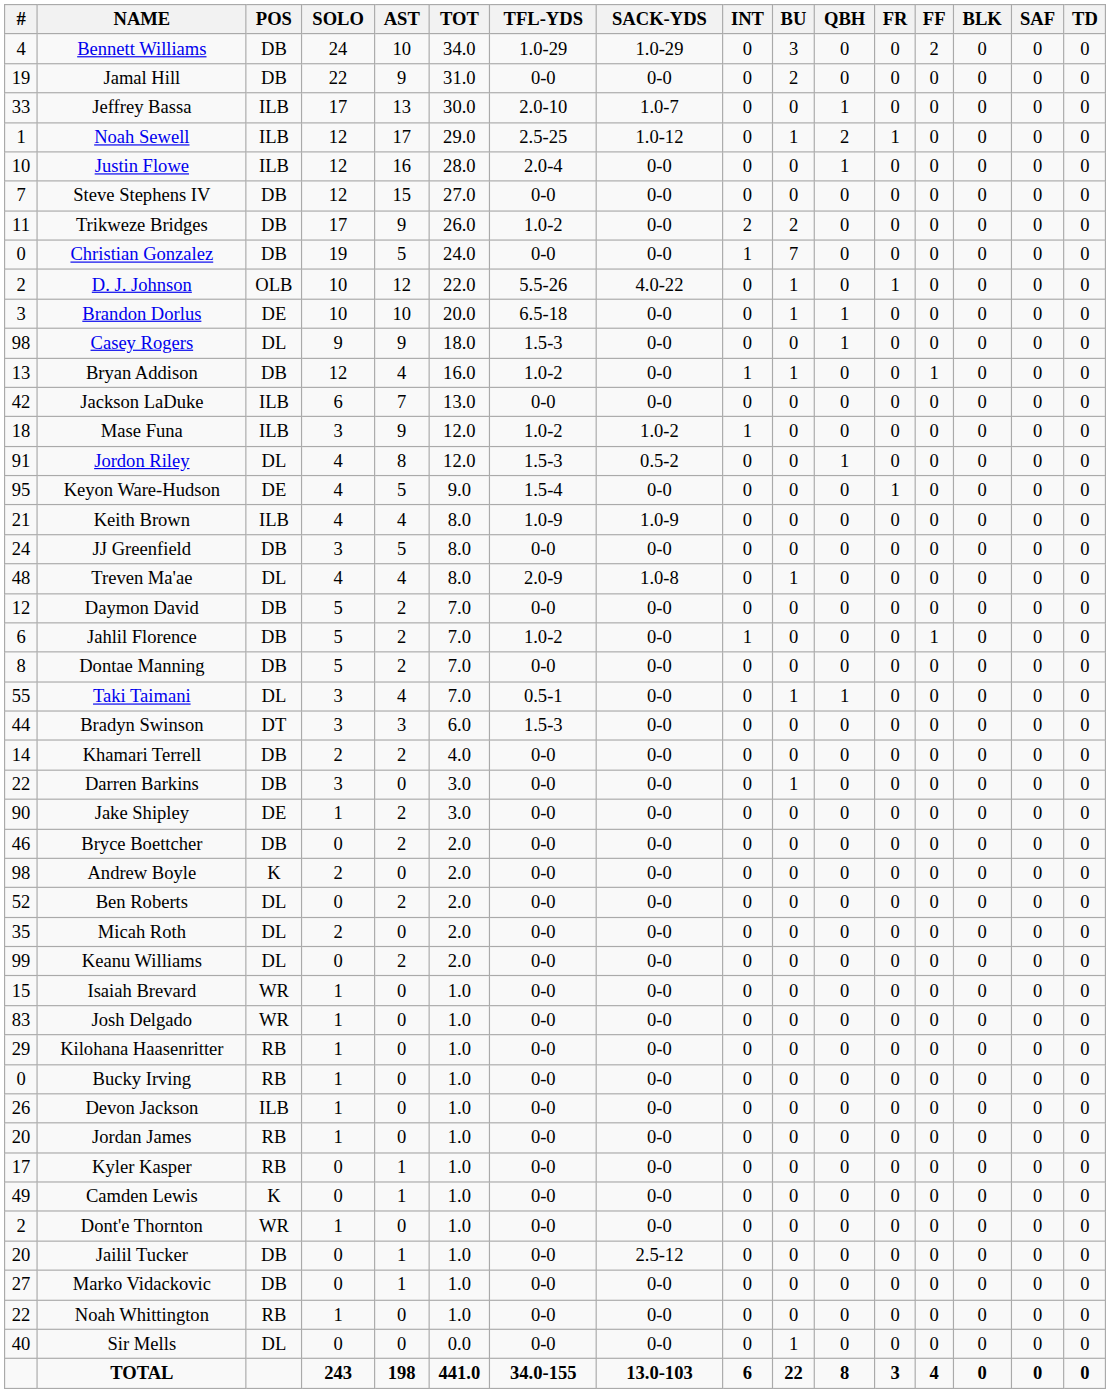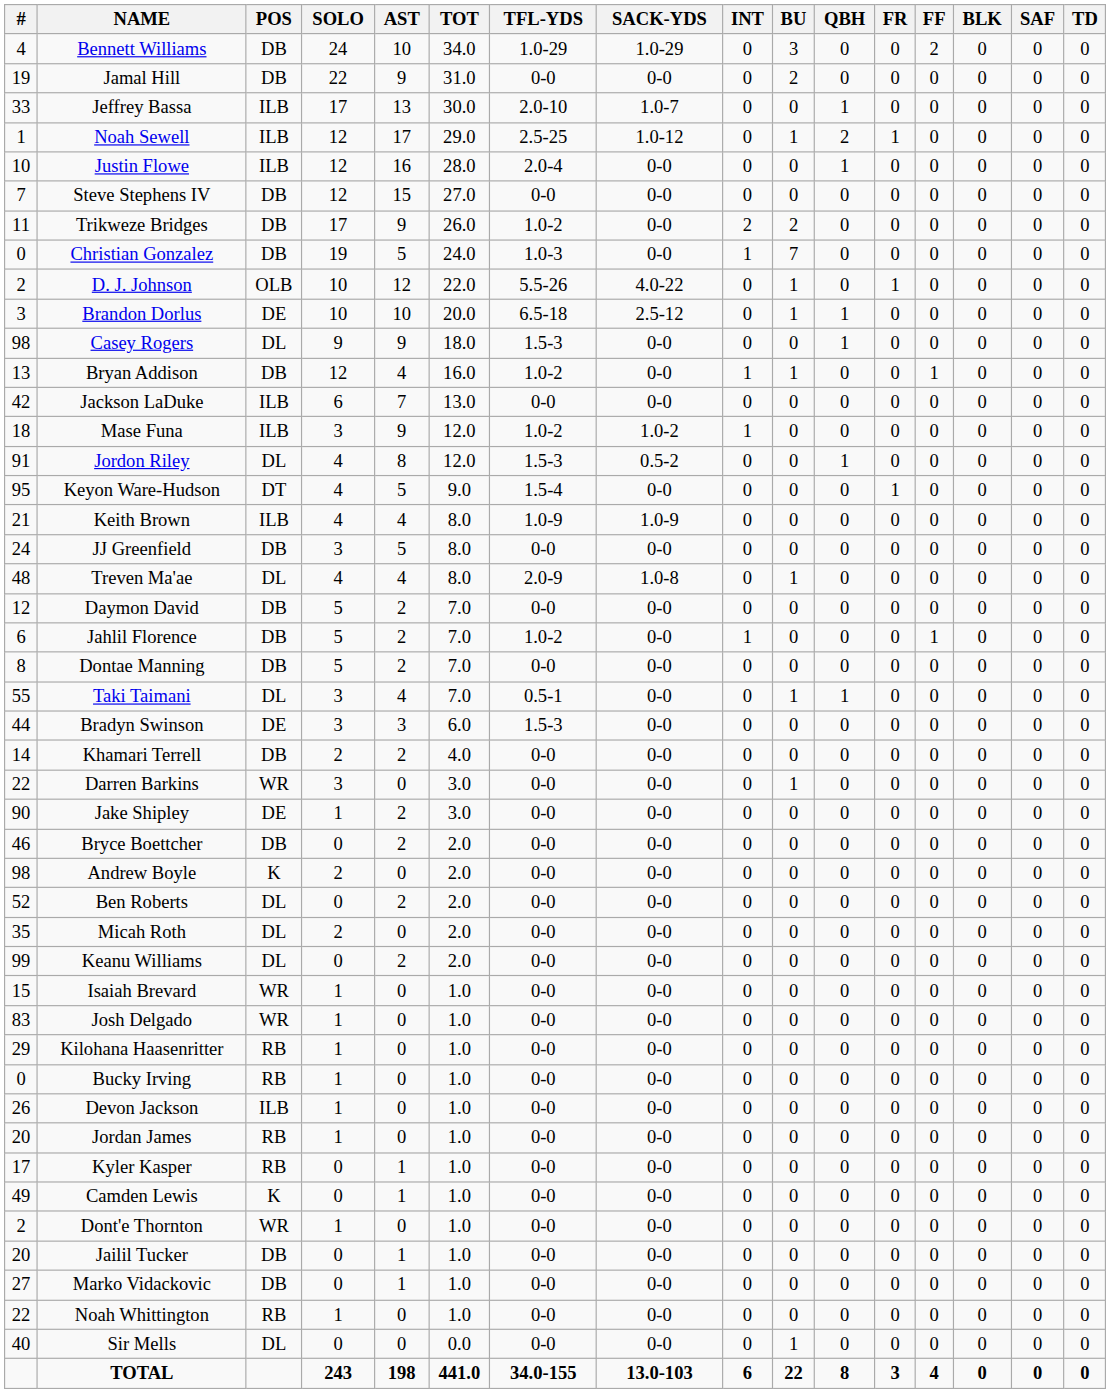(543, 254) 0-0 -> (543, 254) 1.0-3
(659, 313) 0-0 -> (659, 313) 2.5-12
(274, 490) DE -> (274, 490) DT
(274, 725) DT -> (274, 725) DE
(274, 784) DB -> (274, 784) WR
(659, 1255) 2.5-12 -> (659, 1255) 0-0
